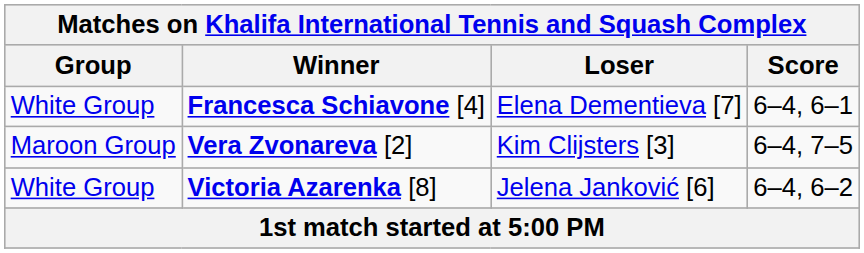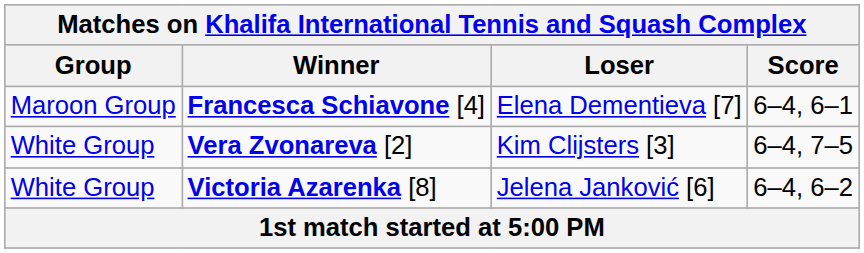(83, 106) White Group -> (93, 106) Maroon Group
(93, 146) Maroon Group -> (83, 146) White Group
